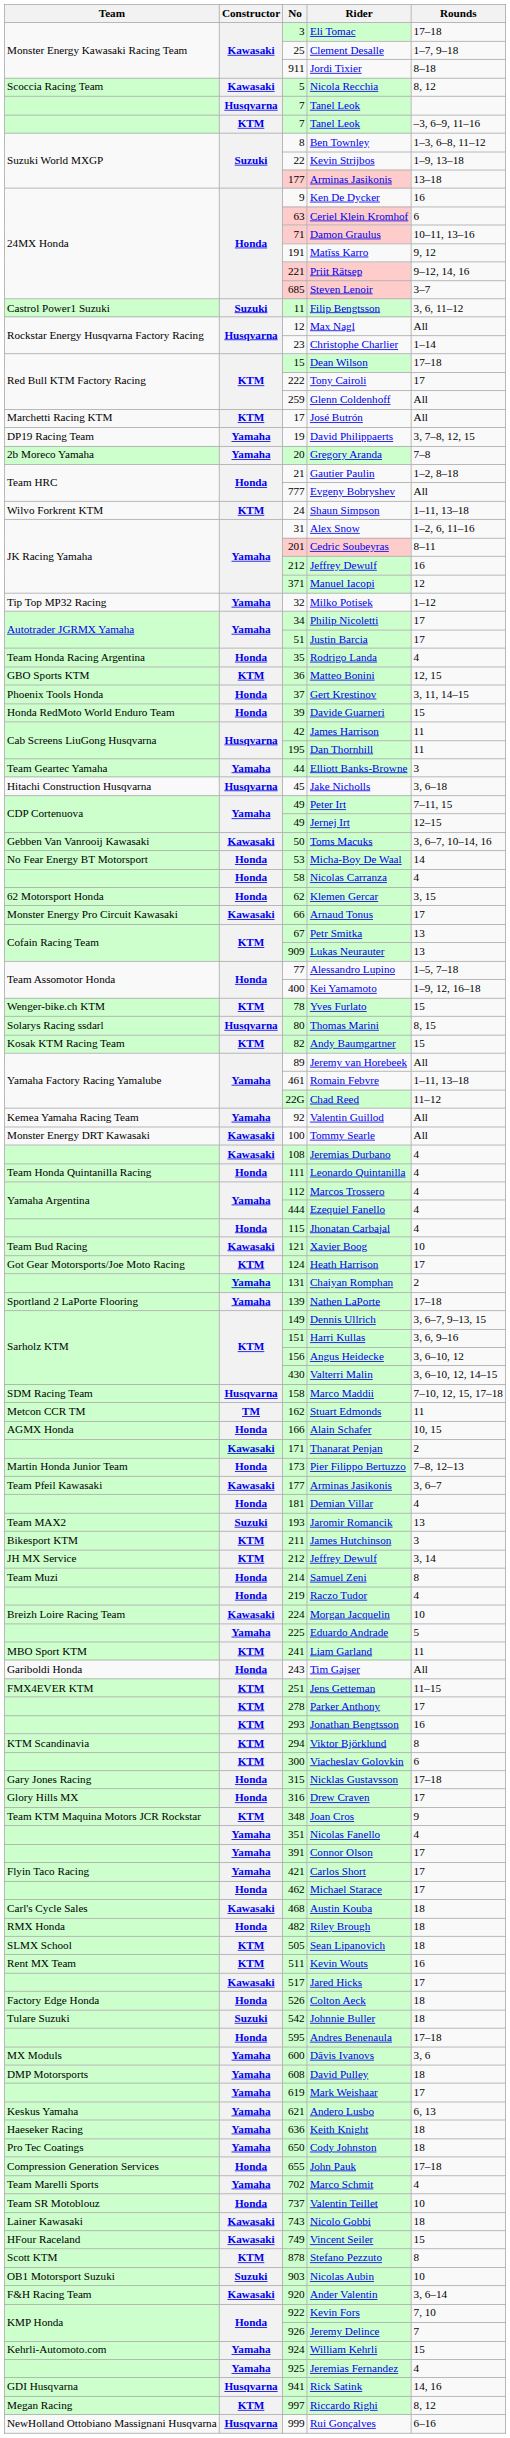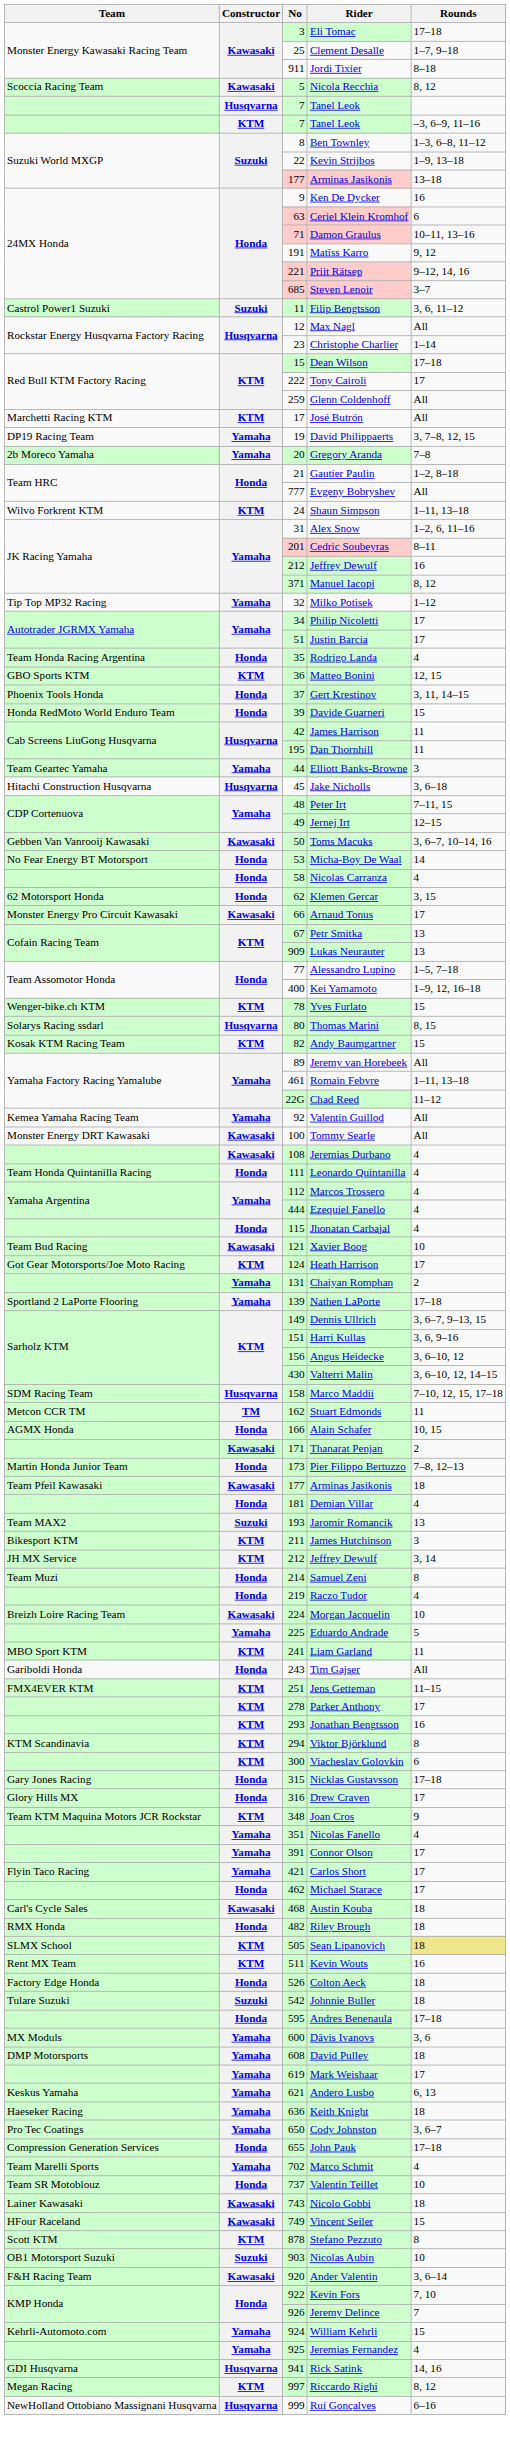(419, 583) 12 -> (425, 583) 8, 12
(299, 804) 49 -> (299, 804) 48
(428, 1485) 3, 6–7 -> (419, 1485) 18
(419, 1945) no background -> (419, 1945) khaki background
- row: (251, 1981)
(419, 2147) 18 -> (428, 2129) 3, 6–7
